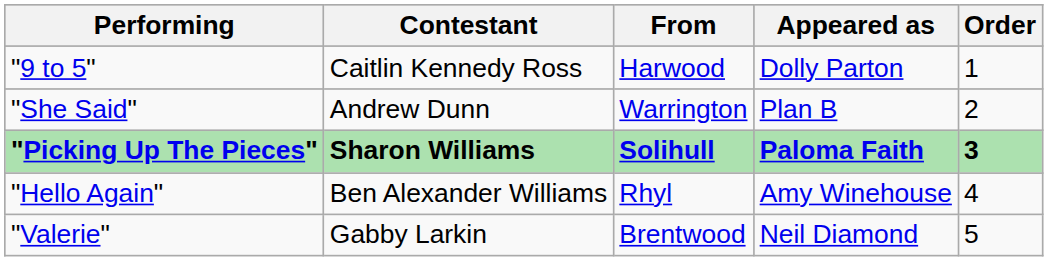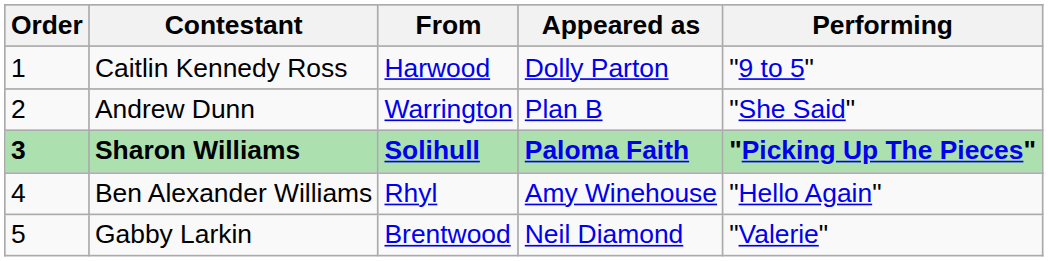columns swapped: (1000, 25) <-> (164, 25)
